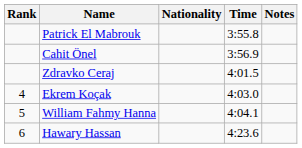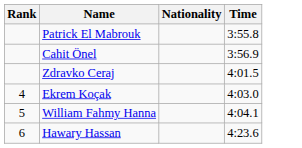- column: (279, 14)
